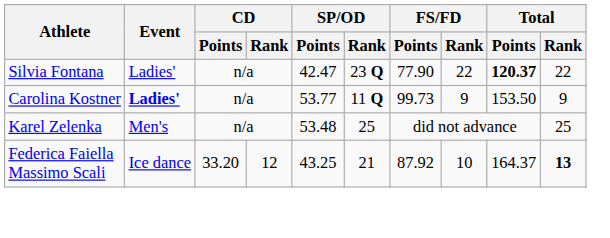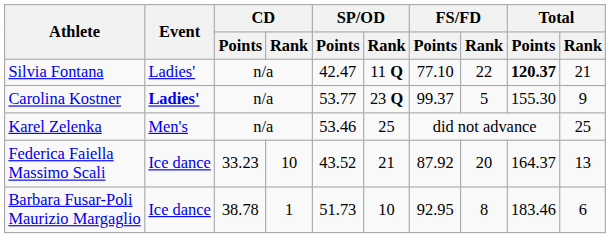(367, 72) 23 Q -> (387, 72) 11 Q
(416, 72) 77.90 -> (435, 72) 77.10
(563, 72) 22 -> (583, 72) 21
(367, 99) 11 Q -> (387, 99) 23 Q
(416, 99) 99.73 -> (435, 99) 99.37
(464, 99) 9 -> (484, 99) 5
(514, 99) 153.50 -> (533, 99) 155.30
(318, 126) 53.48 -> (338, 126) 53.46
(221, 163) 33.20 -> (240, 163) 33.23
(269, 163) 12 -> (289, 163) 10
(318, 163) 43.25 -> (338, 163) 43.52
(464, 163) 10 -> (484, 163) 20
(563, 163) bold -> (583, 163) normal
+ row: (75, 209)
